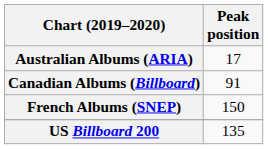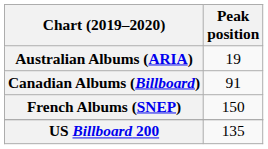(233, 58) 17 -> (233, 58) 19
